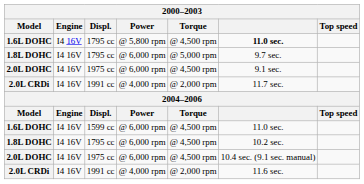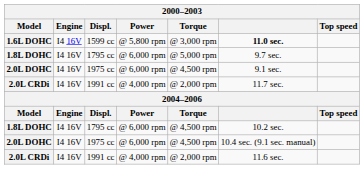(101, 40) 1795 cc -> (101, 40) 1599 cc
(193, 40) @ 4,500 rpm -> (193, 40) @ 3,000 rpm
- row: (29, 127)
